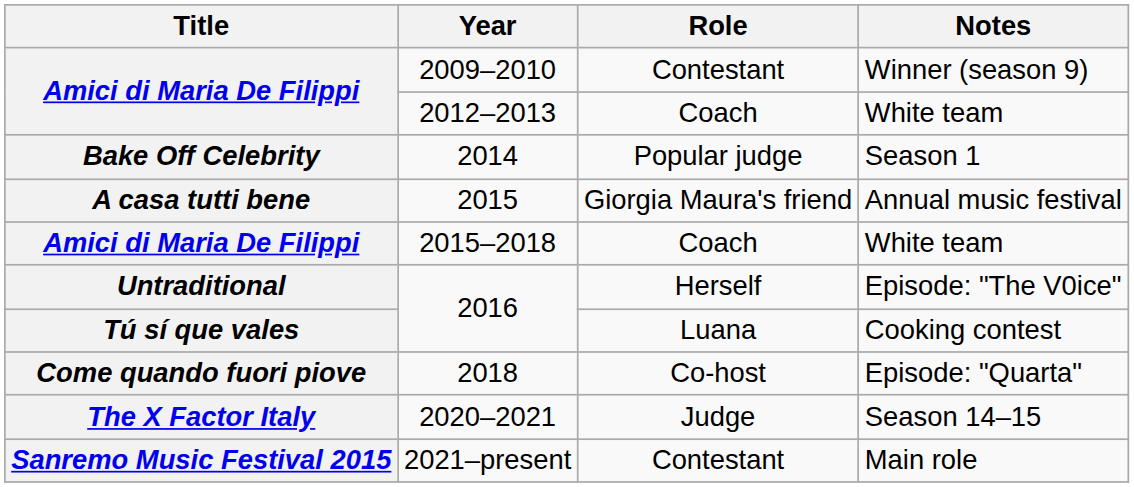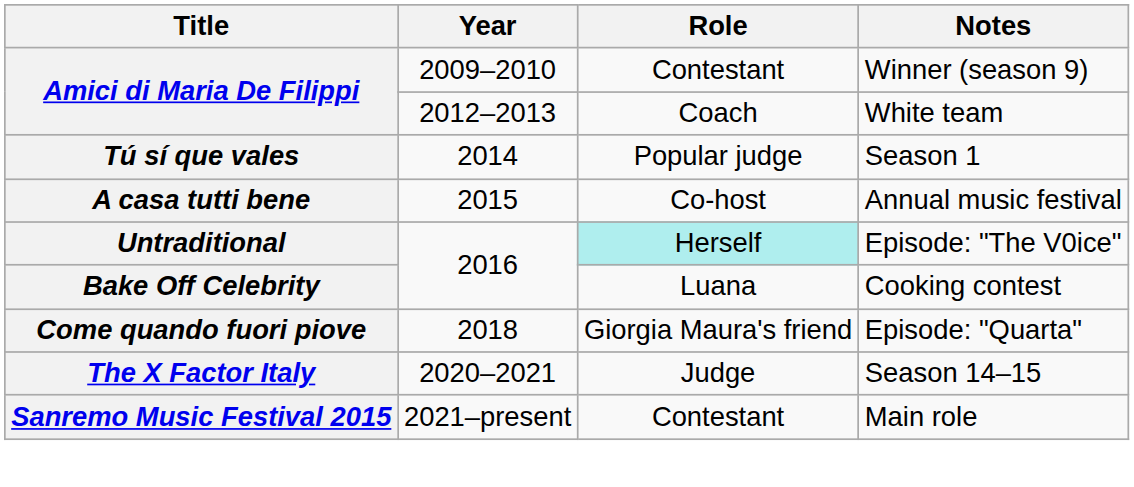(201, 156) Bake Off Celebrity -> (201, 156) Tú sí que vales
(718, 199) Giorgia Maura's friend -> (718, 199) Co-host
- row: (488, 243)
(718, 286) no background -> (718, 243) paleturquoise background
(201, 329) Tú sí que vales -> (201, 286) Bake Off Celebrity
(718, 373) Co-host -> (718, 329) Giorgia Maura's friend
